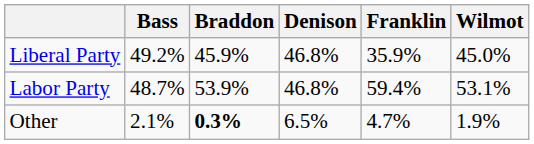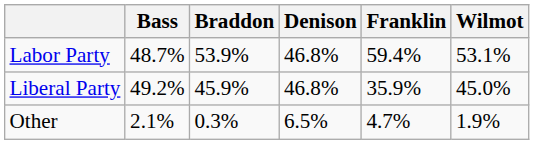rows swapped: (60, 88) <-> (65, 54)
(218, 121) bold -> (216, 121) normal
